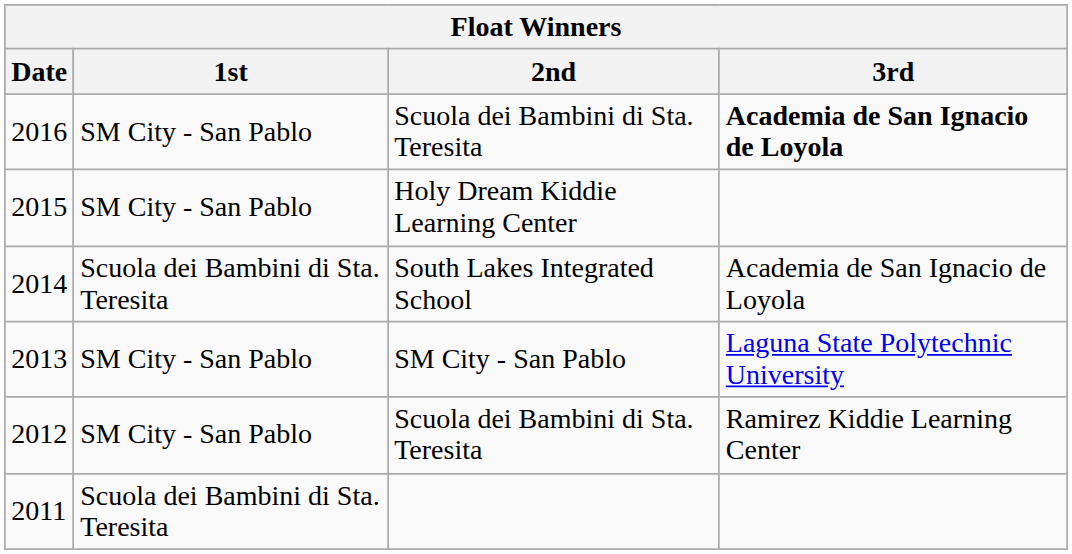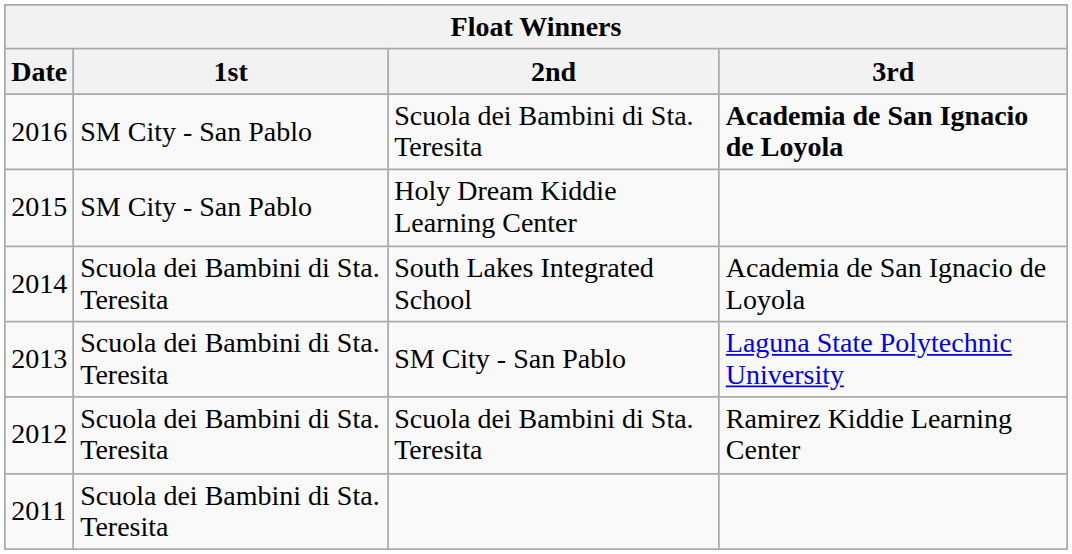(196, 358) SM City - San Pablo -> (230, 358) Scuola dei Bambini di Sta. Teresita
(196, 434) SM City - San Pablo -> (230, 434) Scuola dei Bambini di Sta. Teresita
